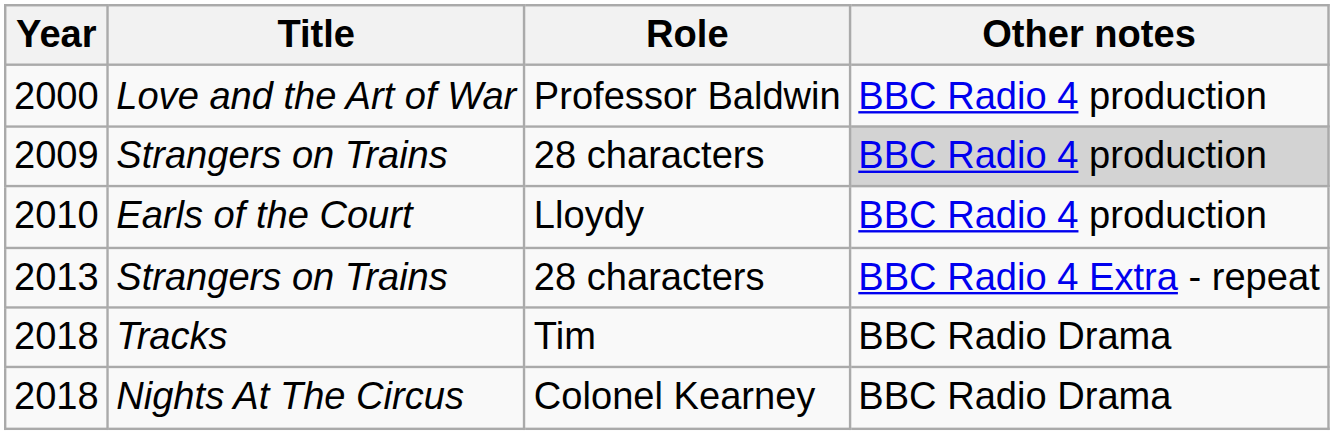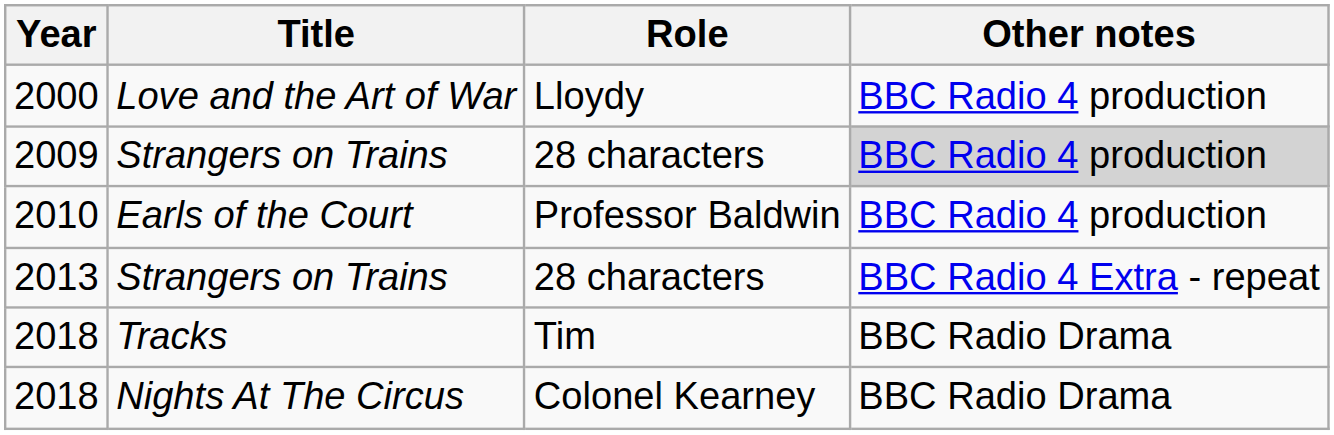(687, 95) Professor Baldwin -> (589, 95) Lloydy
(589, 215) Lloydy -> (687, 215) Professor Baldwin
